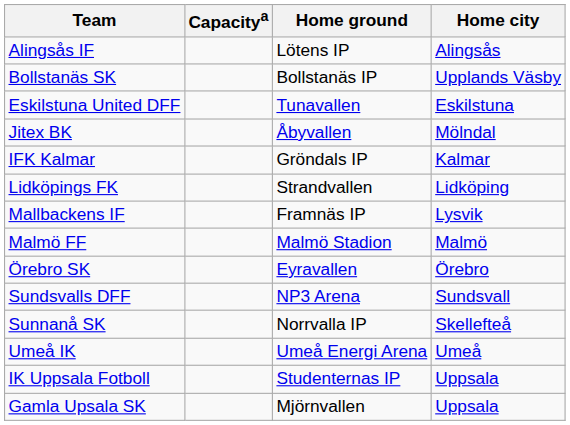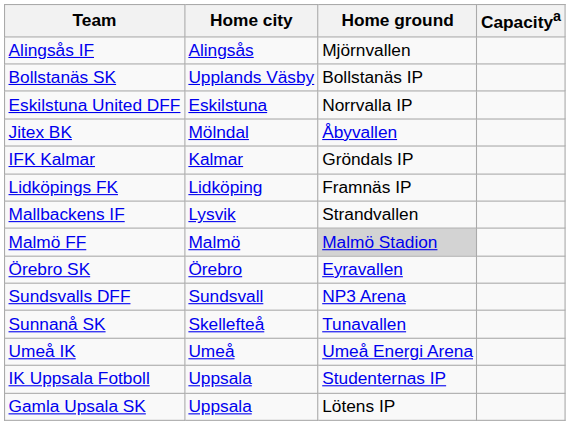columns swapped: (498, 20) <-> (228, 20)
(313, 50) Lötens IP -> (366, 50) Mjörnvallen
(318, 105) Tunavallen -> (367, 105) Norrvalla IP
(324, 187) Strandvallen -> (367, 187) Framnäs IP
(321, 214) Framnäs IP -> (370, 214) Strandvallen
(334, 242) no background -> (380, 242) lightgrey background
(322, 324) Norrvalla IP -> (364, 324) Tunavallen
(321, 406) Mjörnvallen -> (359, 406) Lötens IP
